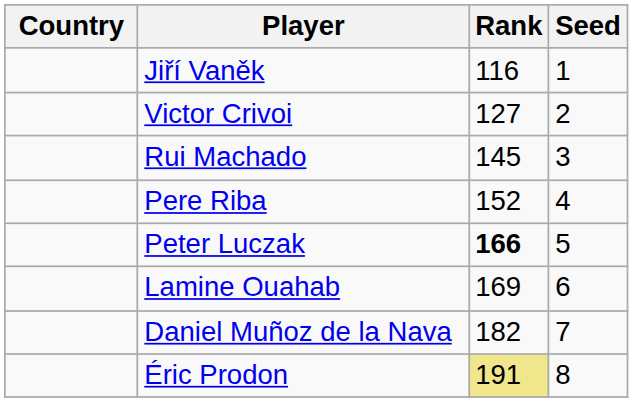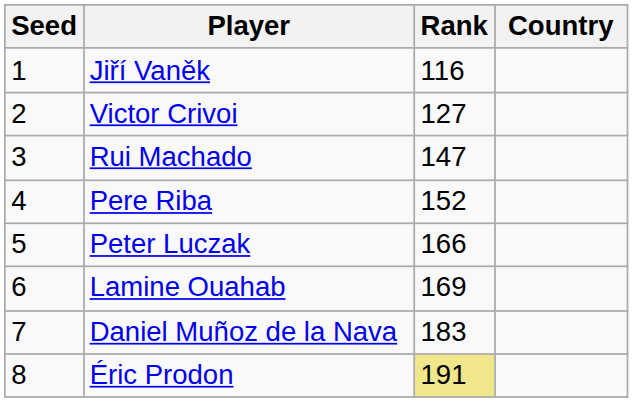columns swapped: (71, 26) <-> (588, 26)
(498, 157) 145 -> (444, 157) 147
(498, 244) bold -> (444, 244) normal
(498, 331) 182 -> (444, 331) 183
